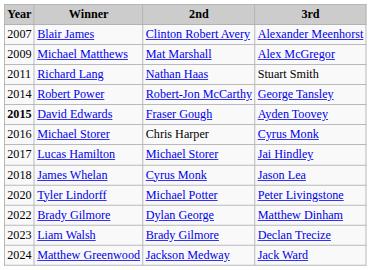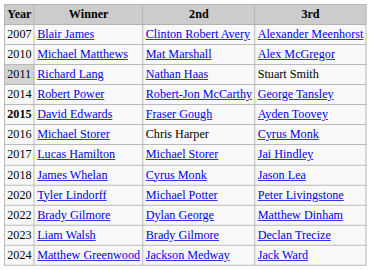(19, 54) 2009 -> (19, 54) 2010
(19, 74) no background -> (19, 74) lightgrey background
